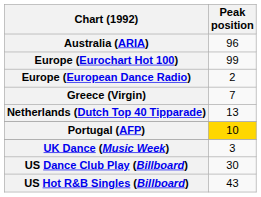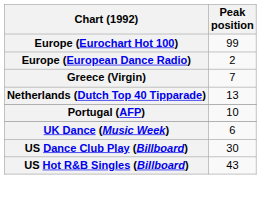- row: (106, 43)
(232, 130) gold background -> (232, 113) no background
(232, 148) 3 -> (232, 130) 6
